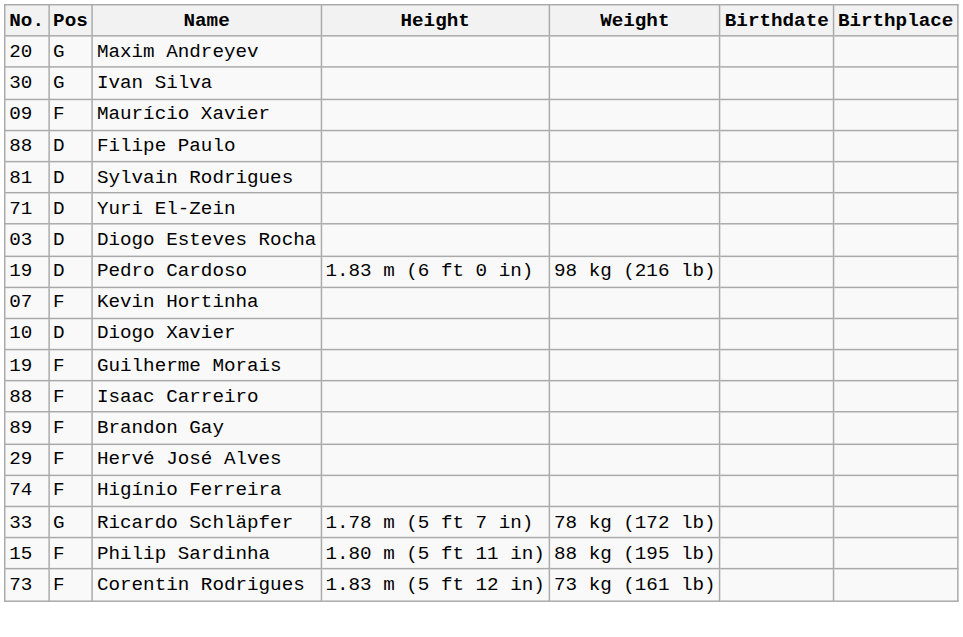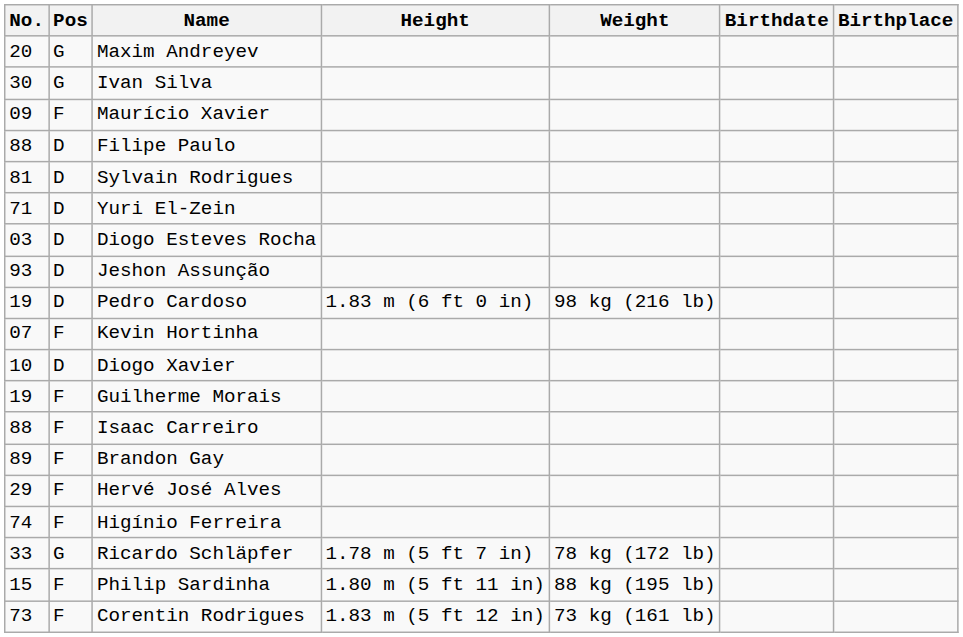+ row: (184, 271)
